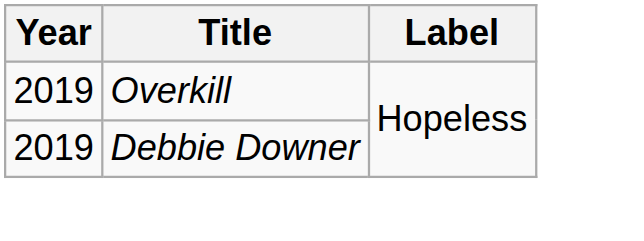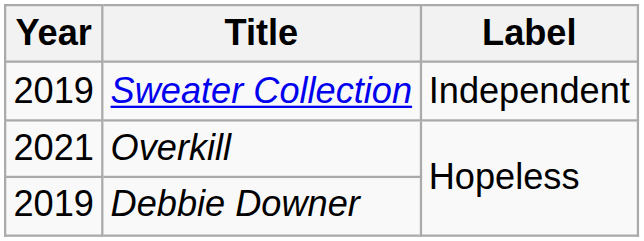+ row: (261, 90)
(54, 90) 2019 -> (54, 147) 2021
